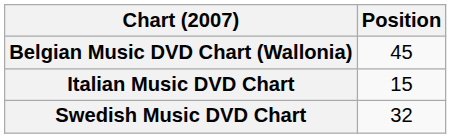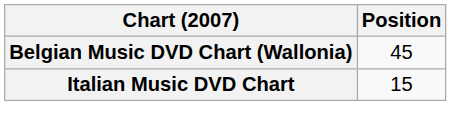- row: (181, 116)
